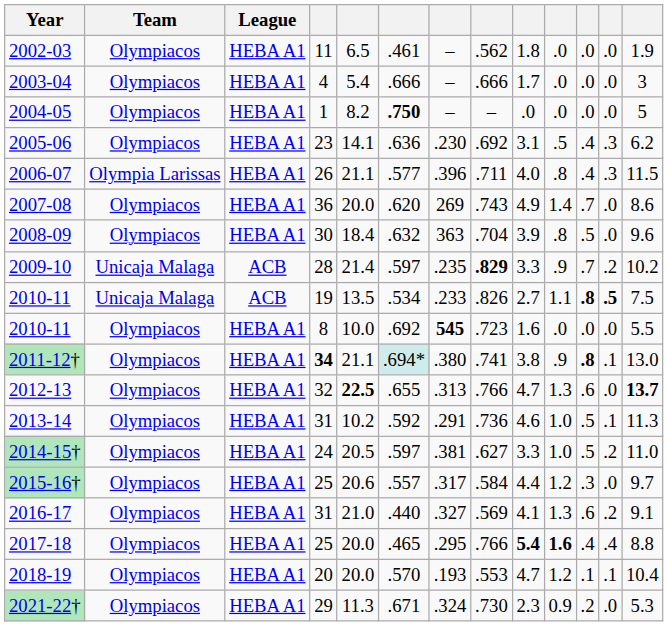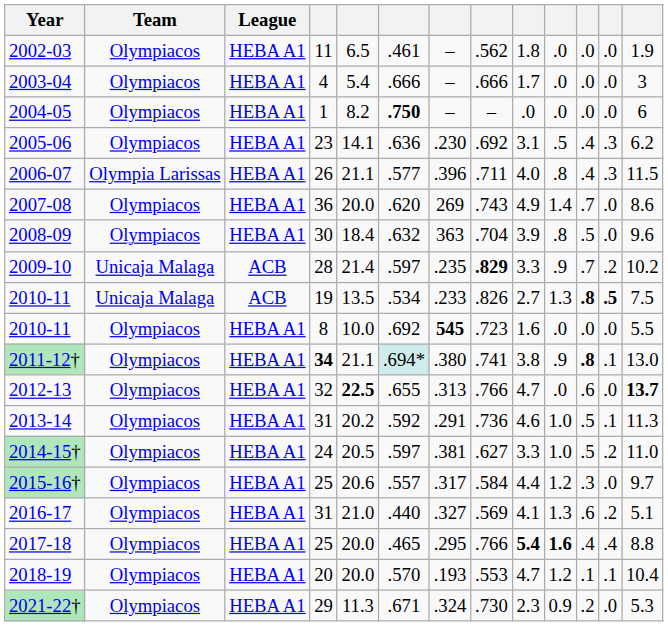(642, 112) 5 -> (642, 112) 6
(560, 297) 1.1 -> (560, 297) 1.3
(560, 390) 1.3 -> (560, 390) .0
(358, 420) 10.2 -> (358, 420) 20.2
(642, 513) 9.1 -> (642, 513) 5.1
